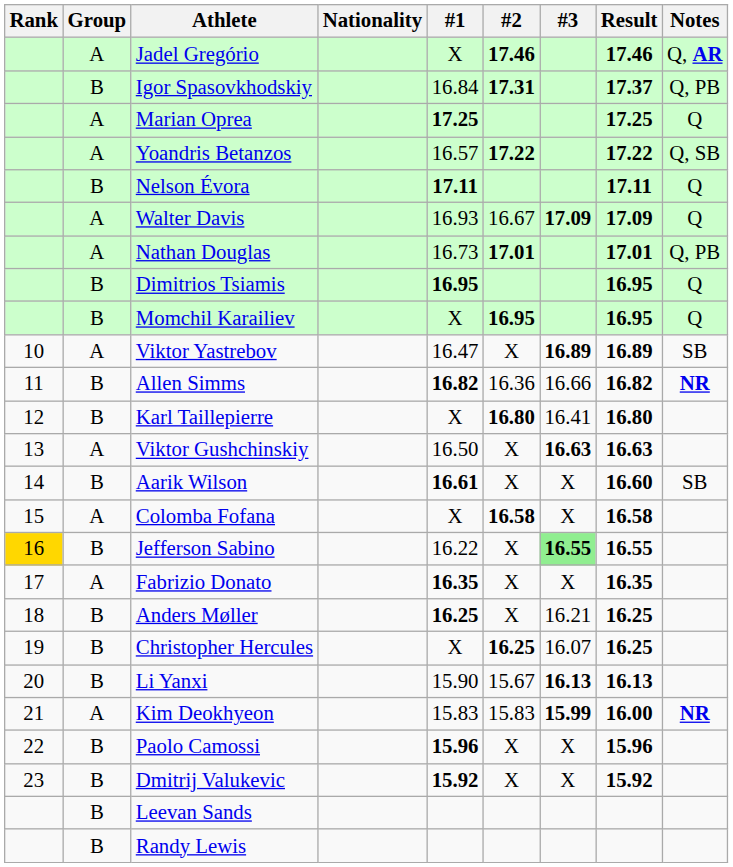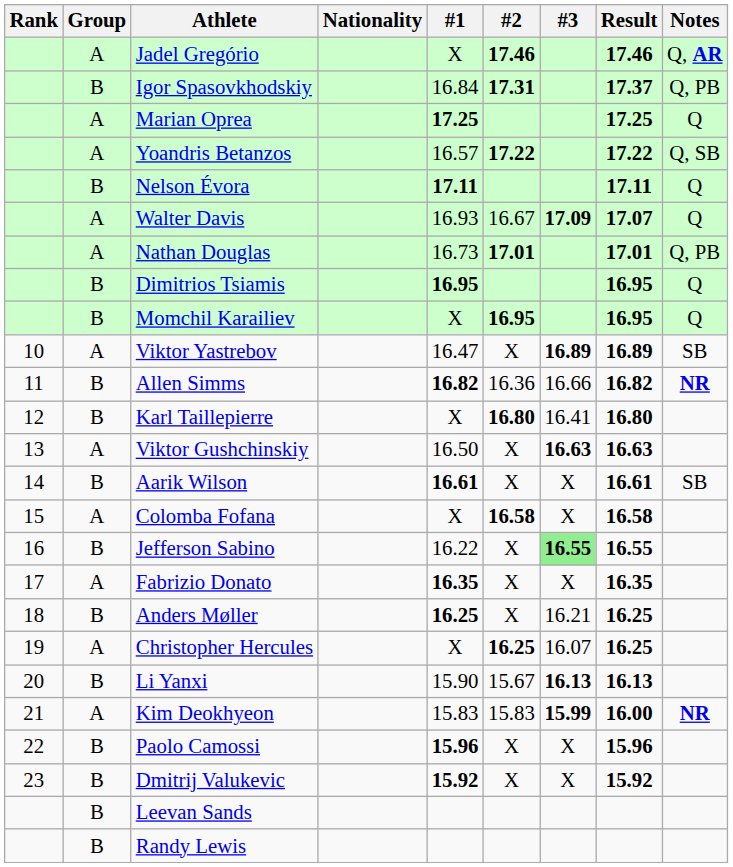(629, 218) 17.09 -> (629, 218) 17.07
(629, 482) 16.60 -> (629, 482) 16.61
(34, 548) gold background -> (34, 548) no background
(97, 647) B -> (97, 647) A
